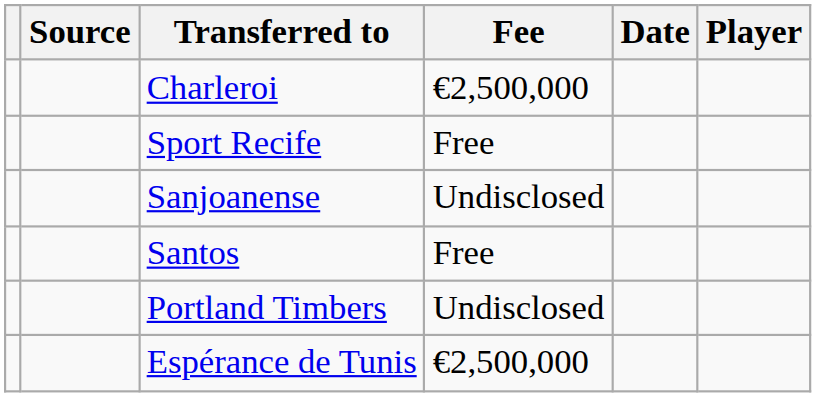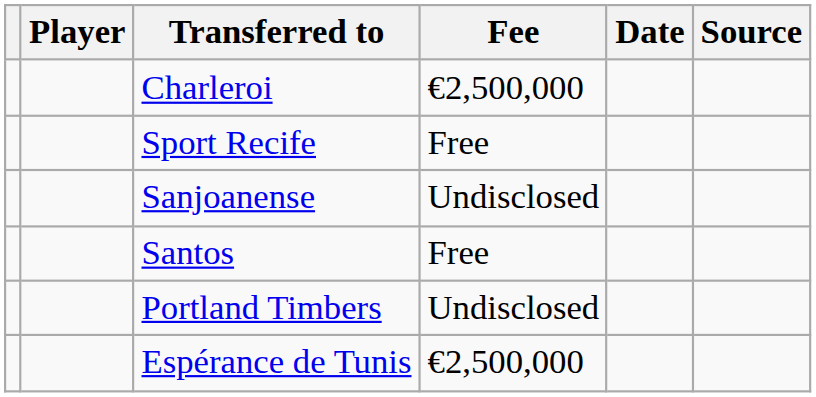columns swapped: (754, 32) <-> (80, 32)
